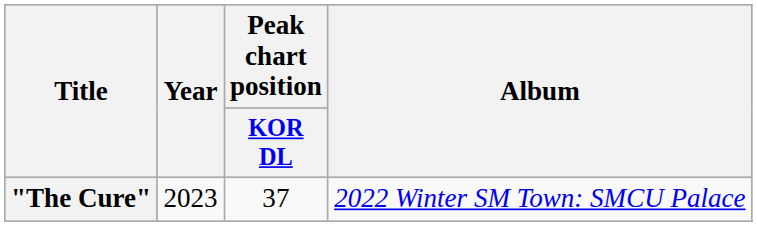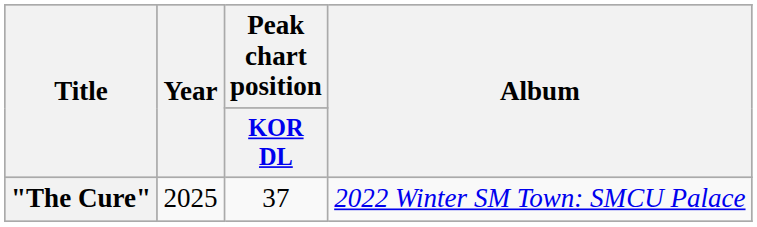(191, 198) 2023 -> (191, 198) 2025
